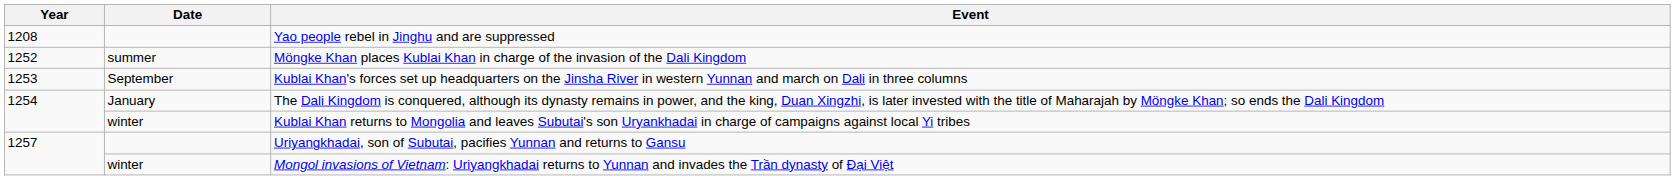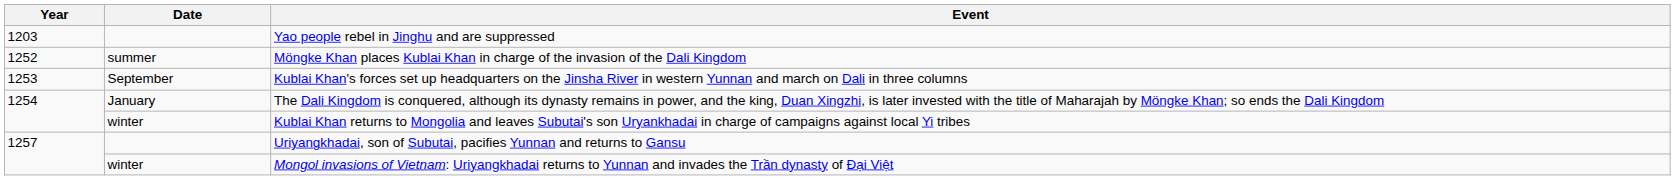(22, 36) 1208 -> (22, 36) 1203
